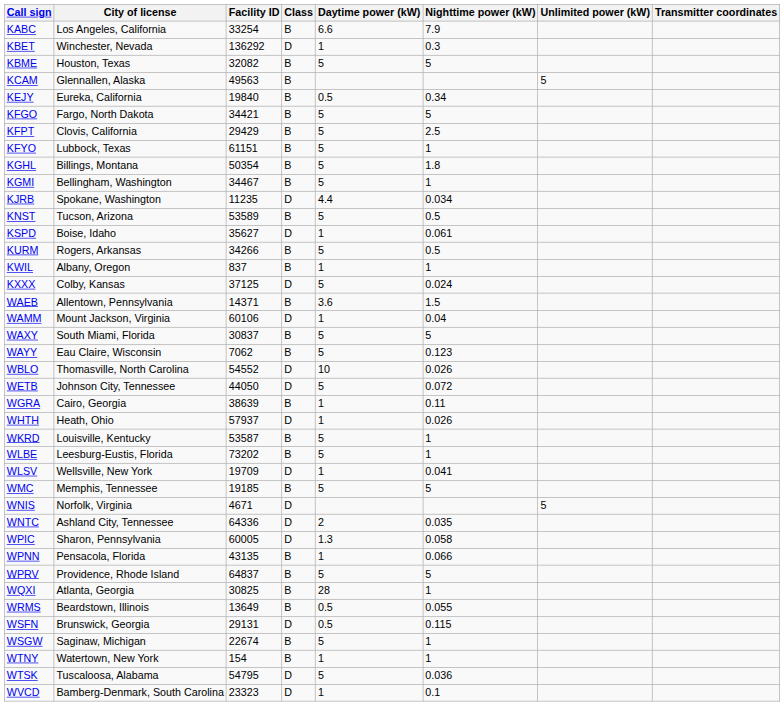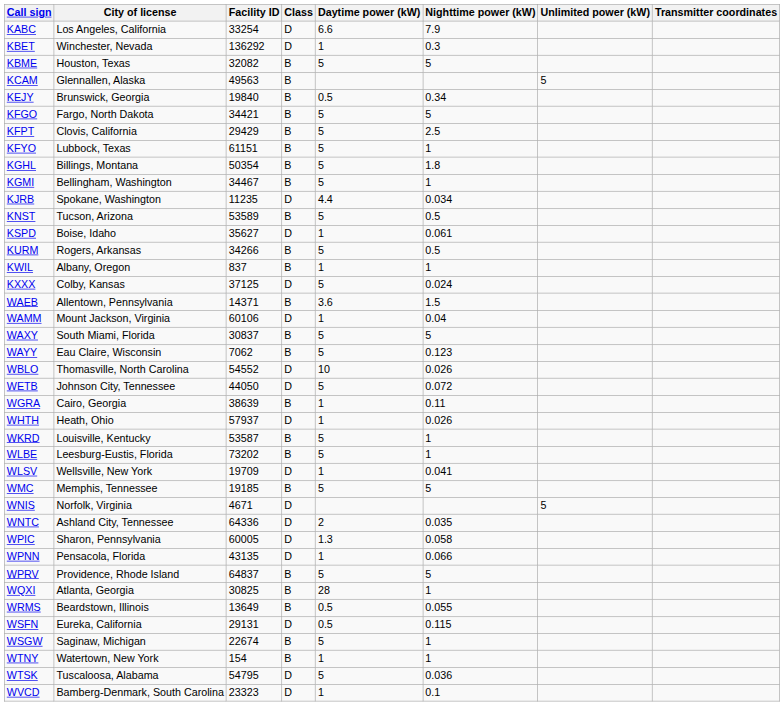(288, 30) B -> (288, 30) D
(99, 98) Eureka, California -> (103, 98) Brunswick, Georgia
(288, 557) B -> (288, 557) D
(103, 625) Brunswick, Georgia -> (99, 625) Eureka, California
